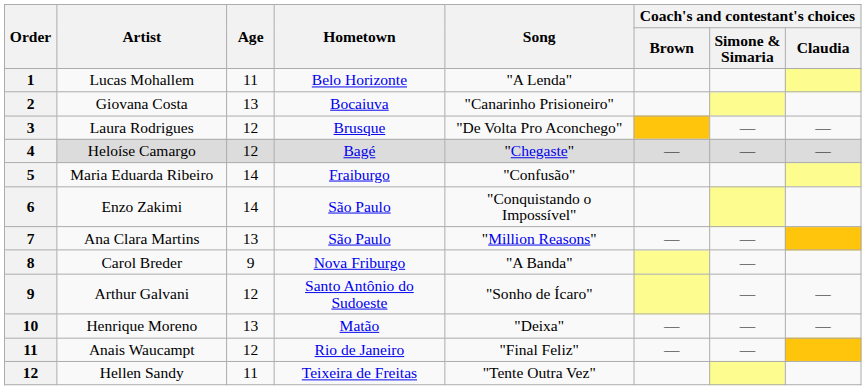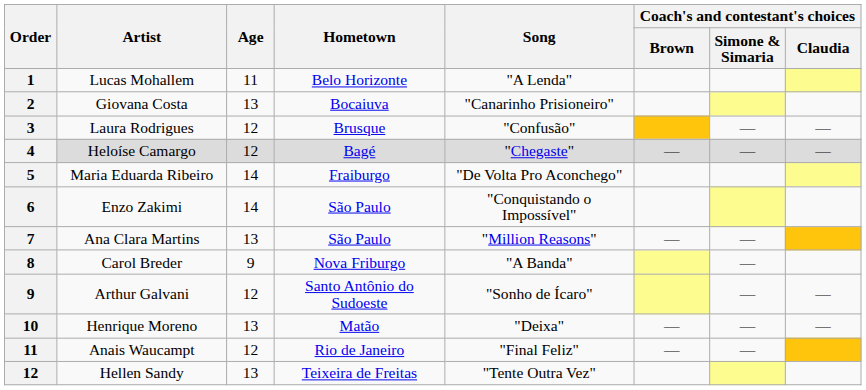(539, 127) "De Volta Pro Aconchego" -> (539, 127) "Confusão"
(539, 175) "Confusão" -> (539, 175) "De Volta Pro Aconchego"
(251, 373) 11 -> (251, 373) 13
